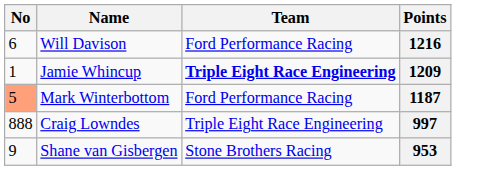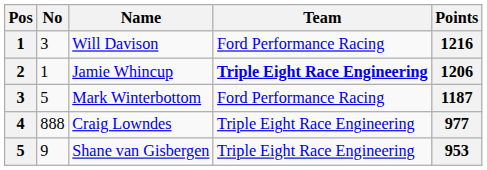+ column: (21, 17)
(12, 44) 6 -> (44, 44) 3
(425, 70) 1209 -> (457, 70) 1206
(12, 97) lightsalmon background -> (44, 97) no background
(425, 124) 997 -> (457, 124) 977
(258, 150) Stone Brothers Racing -> (316, 150) Triple Eight Race Engineering
